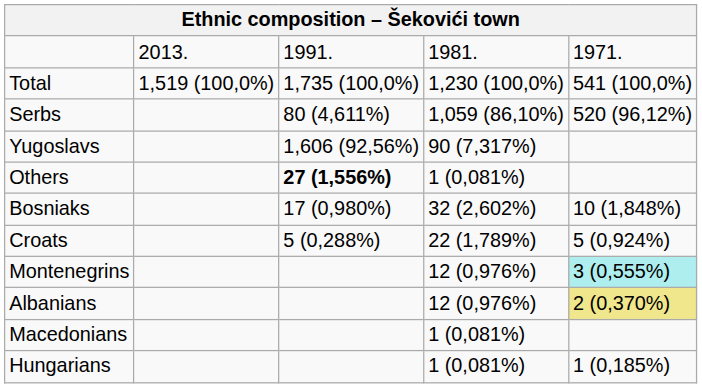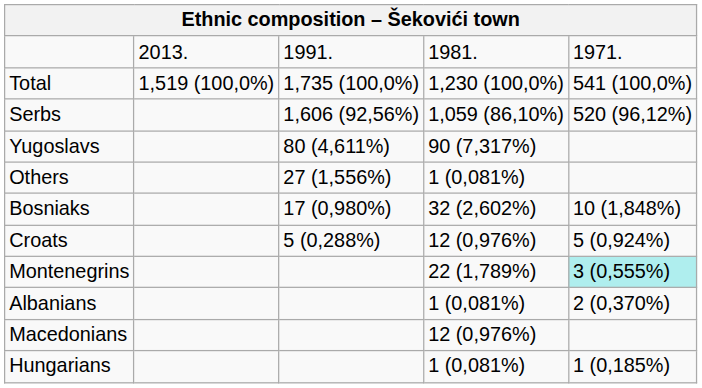(337, 114) 80 (4,611%) -> (351, 114) 1,606 (92,56%)
(351, 146) 1,606 (92,56%) -> (337, 146) 80 (4,611%)
(337, 177) bold -> (337, 177) normal
(482, 240) 22 (1,789%) -> (482, 240) 12 (0,976%)
(482, 271) 12 (0,976%) -> (482, 271) 22 (1,789%)
(482, 303) 12 (0,976%) -> (477, 303) 1 (0,081%)
(622, 303) khaki background -> (622, 303) no background
(477, 334) 1 (0,081%) -> (482, 334) 12 (0,976%)
